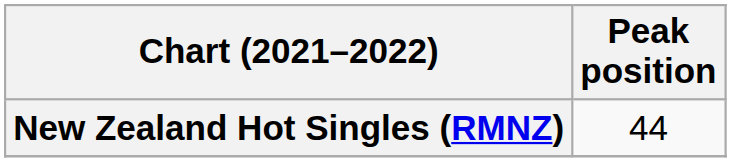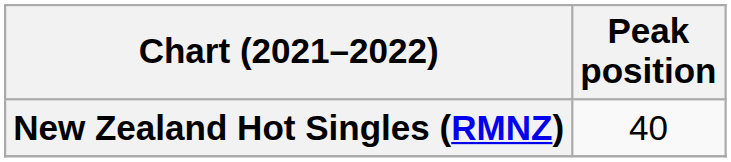(648, 127) 44 -> (648, 127) 40
